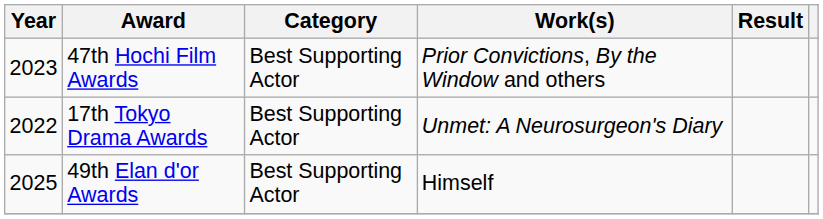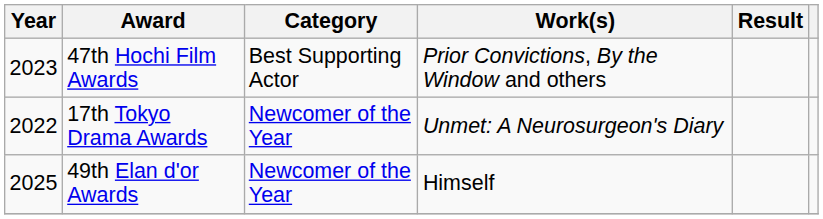(326, 125) Best Supporting Actor -> (330, 125) Newcomer of the Year
(326, 183) Best Supporting Actor -> (330, 183) Newcomer of the Year
